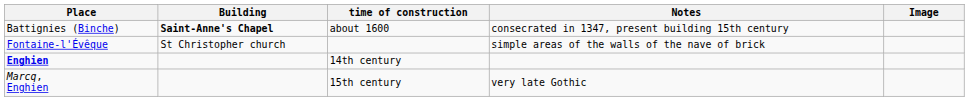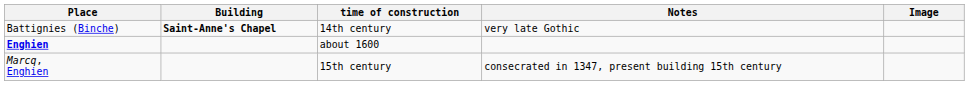(360, 29) about 1600 -> (355, 29) 14th century
(640, 29) consecrated in 1347, present building 15th century -> (532, 29) very late Gothic
- row: (57, 45)
(365, 61) 14th century -> (350, 45) about 1600
(539, 83) very late Gothic -> (633, 66) consecrated in 1347, present building 15th century
